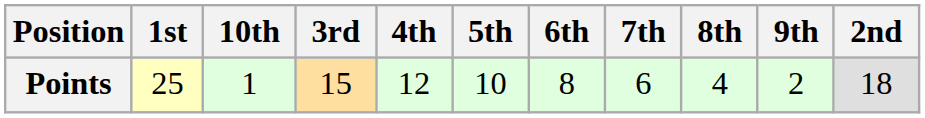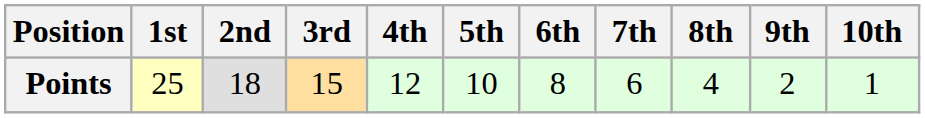columns swapped: (876, 30) <-> (249, 30)
